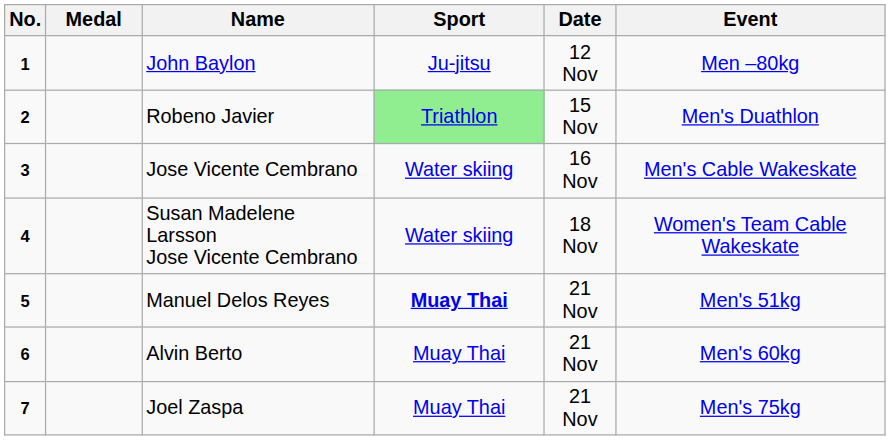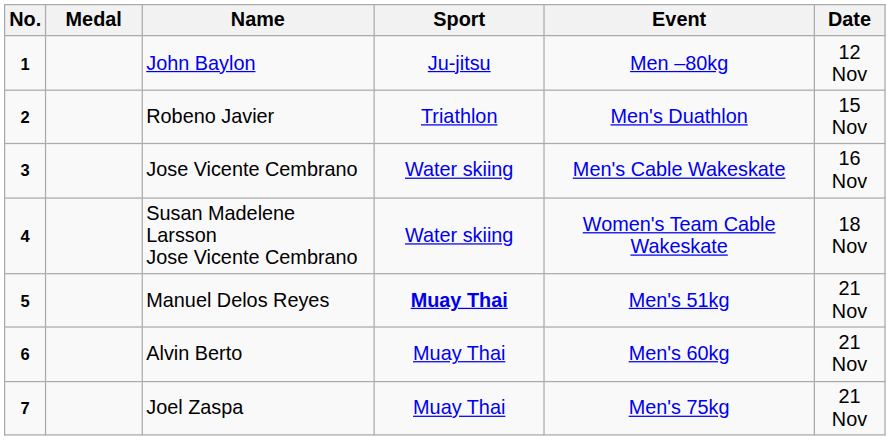columns swapped: (750, 20) <-> (580, 20)
(459, 116) lightgreen background -> (459, 116) no background
